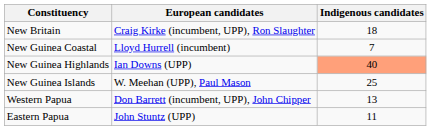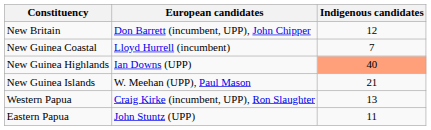(214, 30) Craig Kirke (incumbent, UPP), Ron Slaughter -> (212, 30) Don Barrett (incumbent, UPP), John Chipper
(372, 30) 18 -> (372, 30) 12
(372, 82) 25 -> (372, 82) 21
(212, 99) Don Barrett (incumbent, UPP), John Chipper -> (214, 99) Craig Kirke (incumbent, UPP), Ron Slaughter
